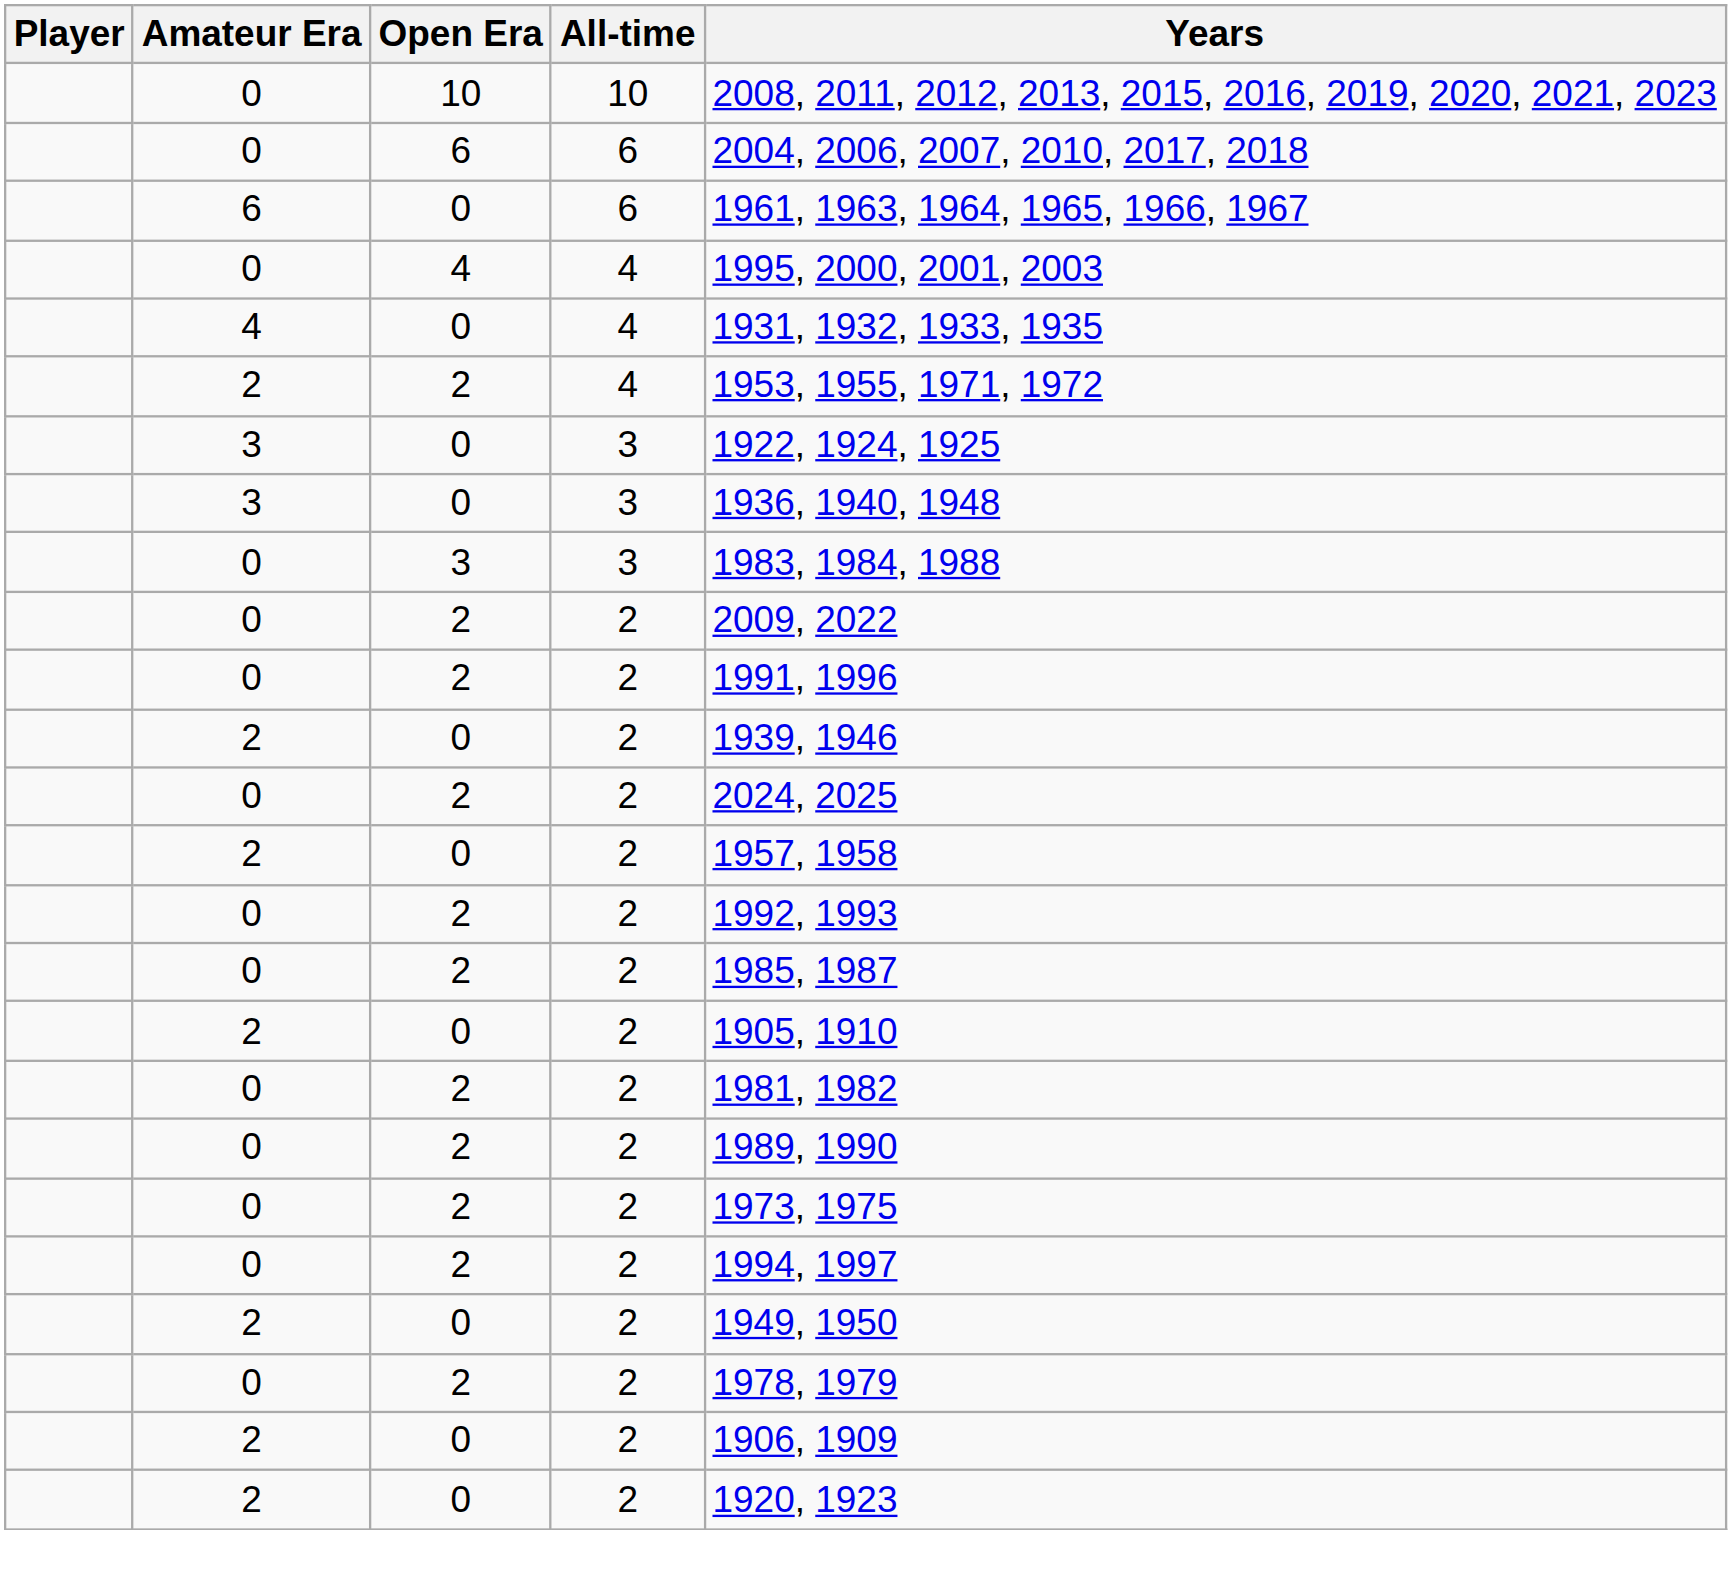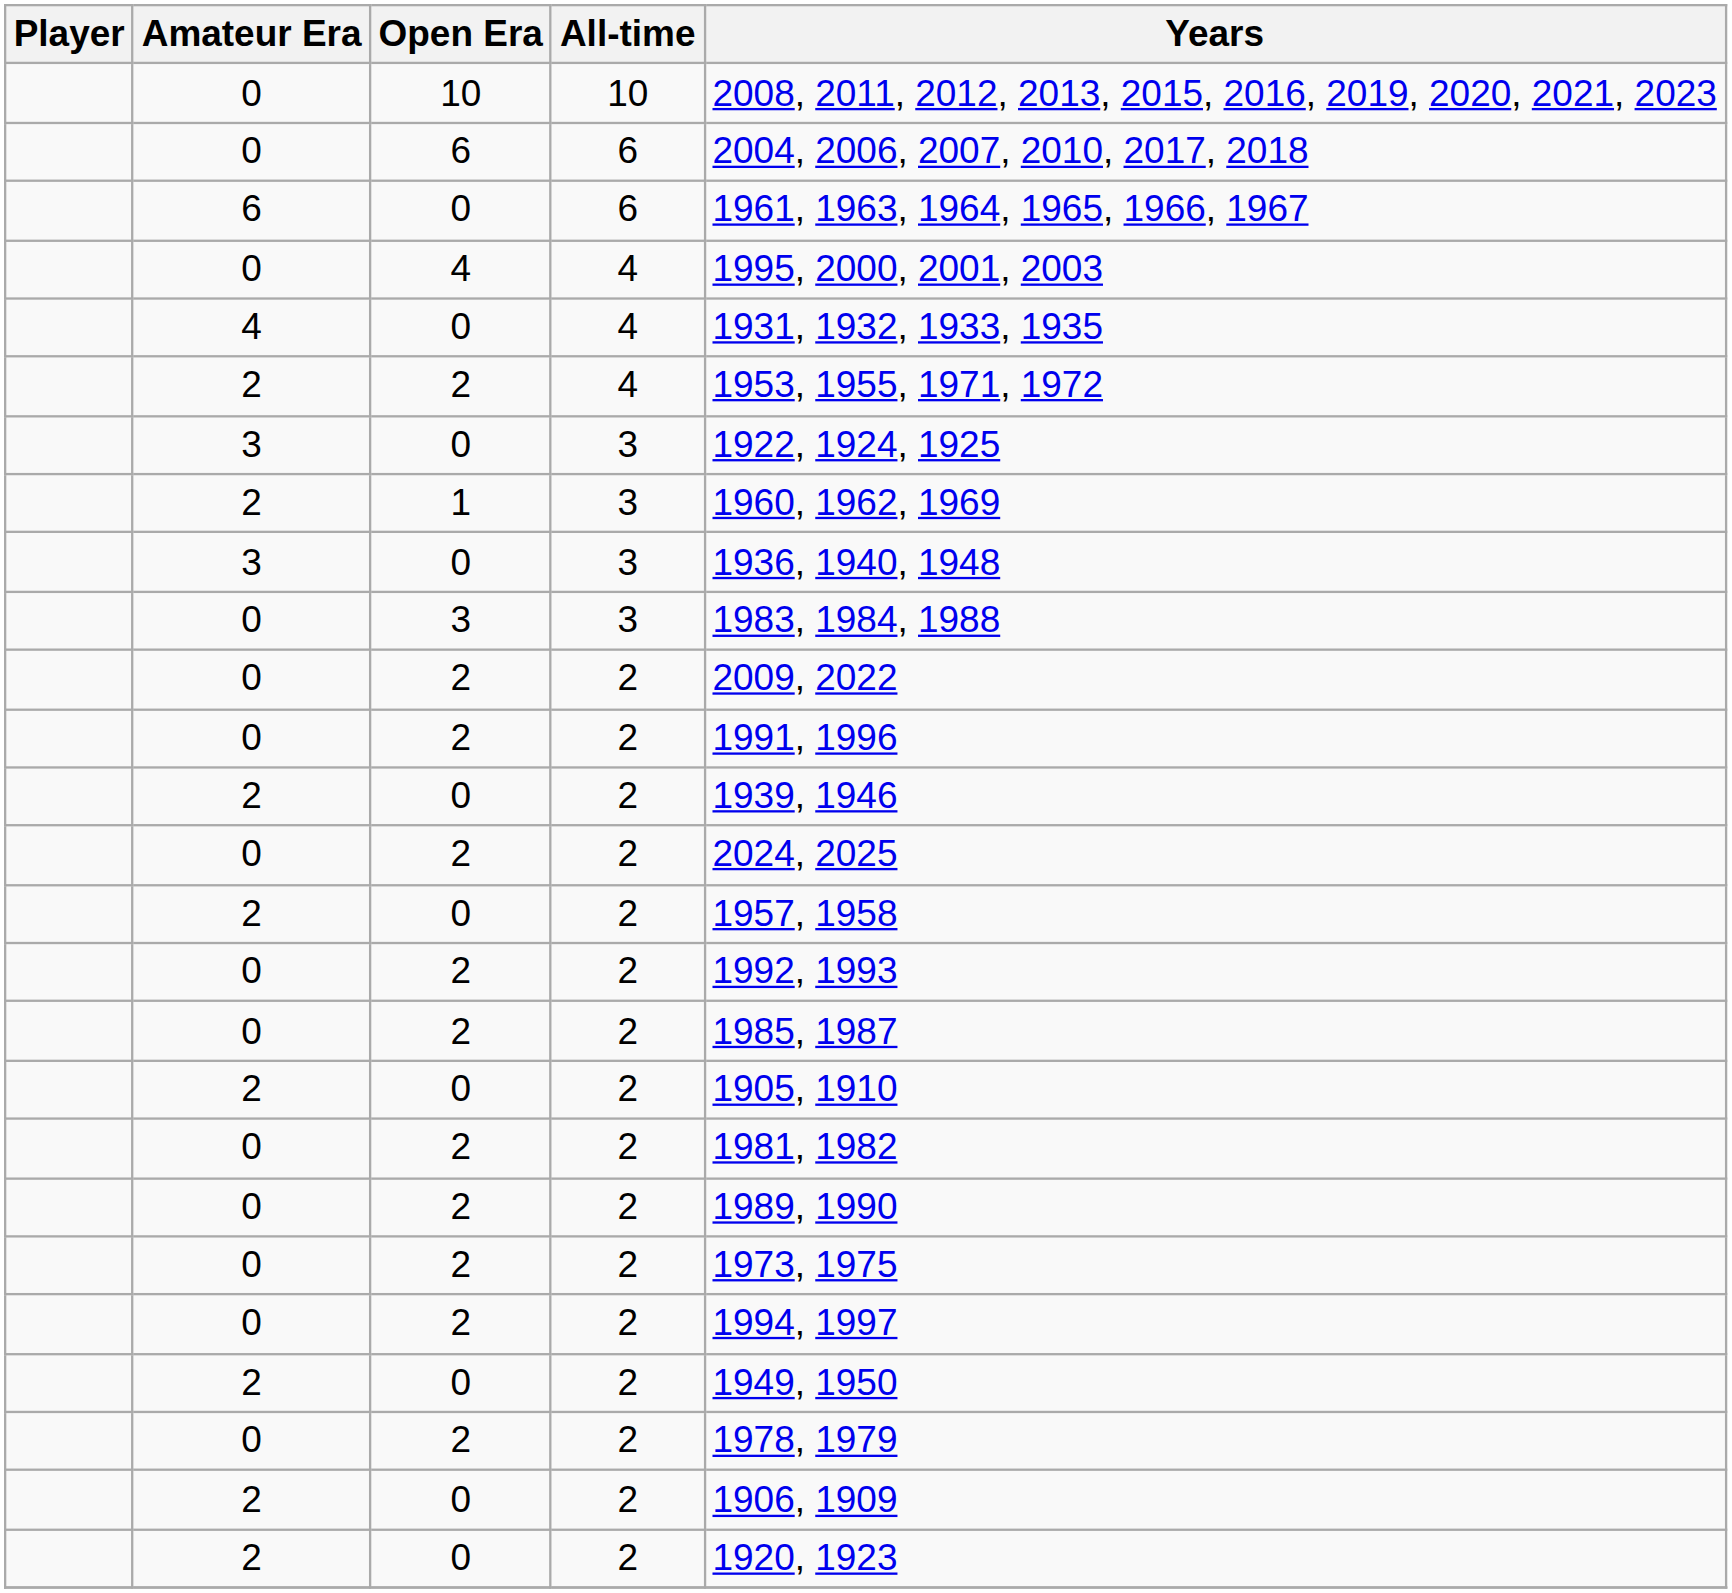+ row: (252, 502)
